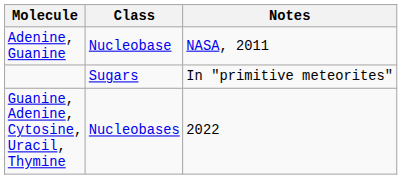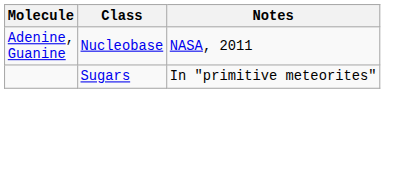- row: (45, 131)
